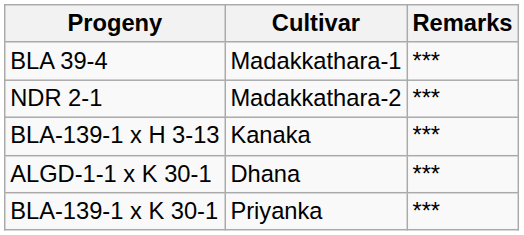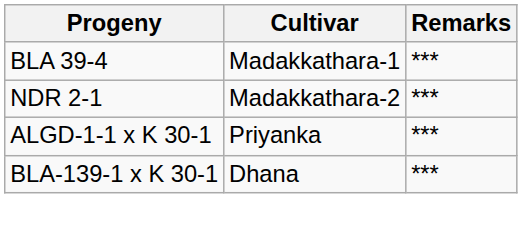- row: (115, 135)
(265, 173) Dhana -> (275, 135) Priyanka
(276, 211) Priyanka -> (264, 173) Dhana
